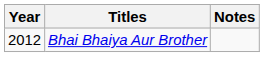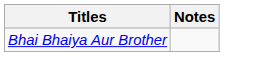- column: (25, 16)
